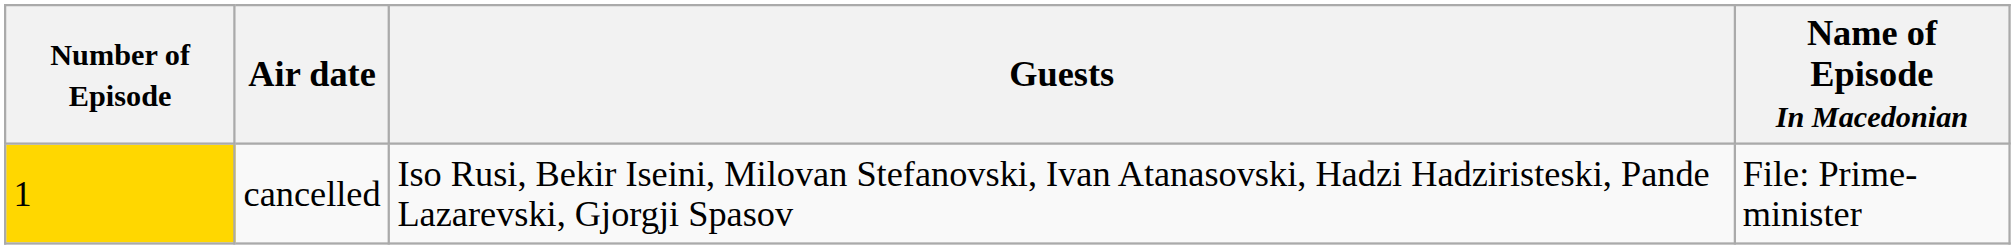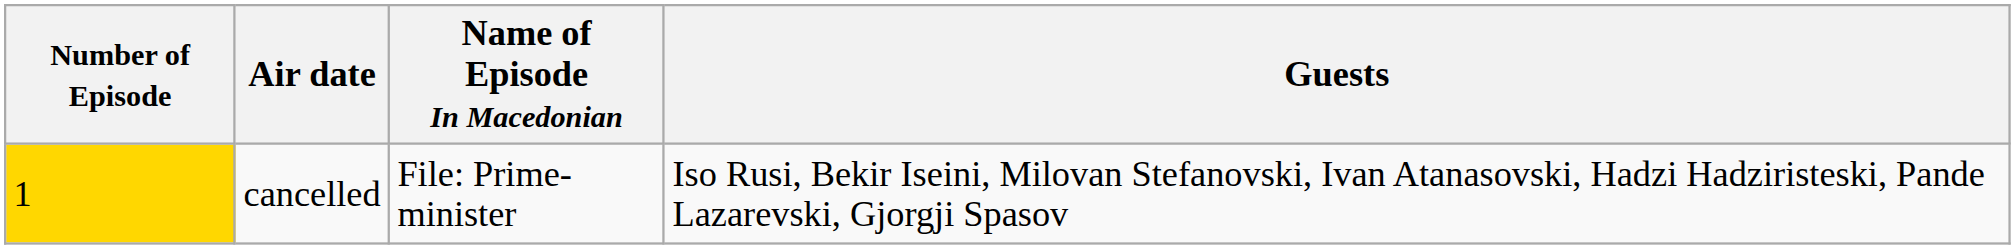columns swapped: (1872, 74) <-> (1062, 74)
